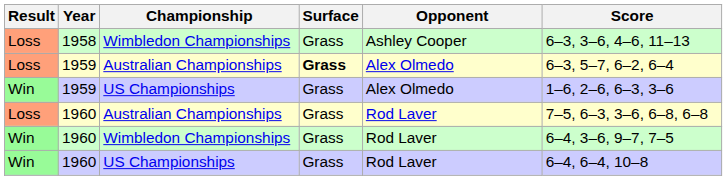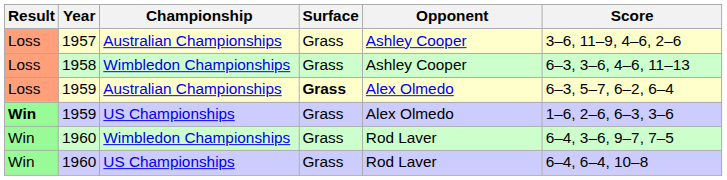+ row: (79, 41)
(21, 89) normal -> (22, 114) bold
- row: (79, 114)
